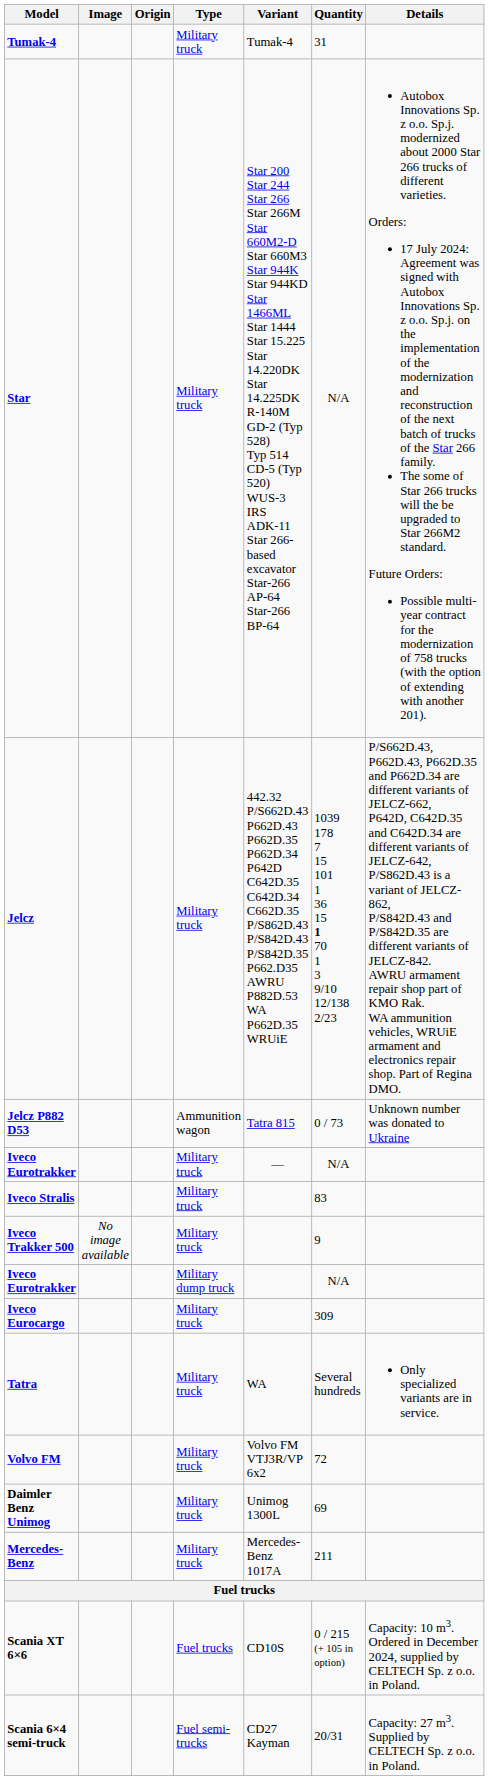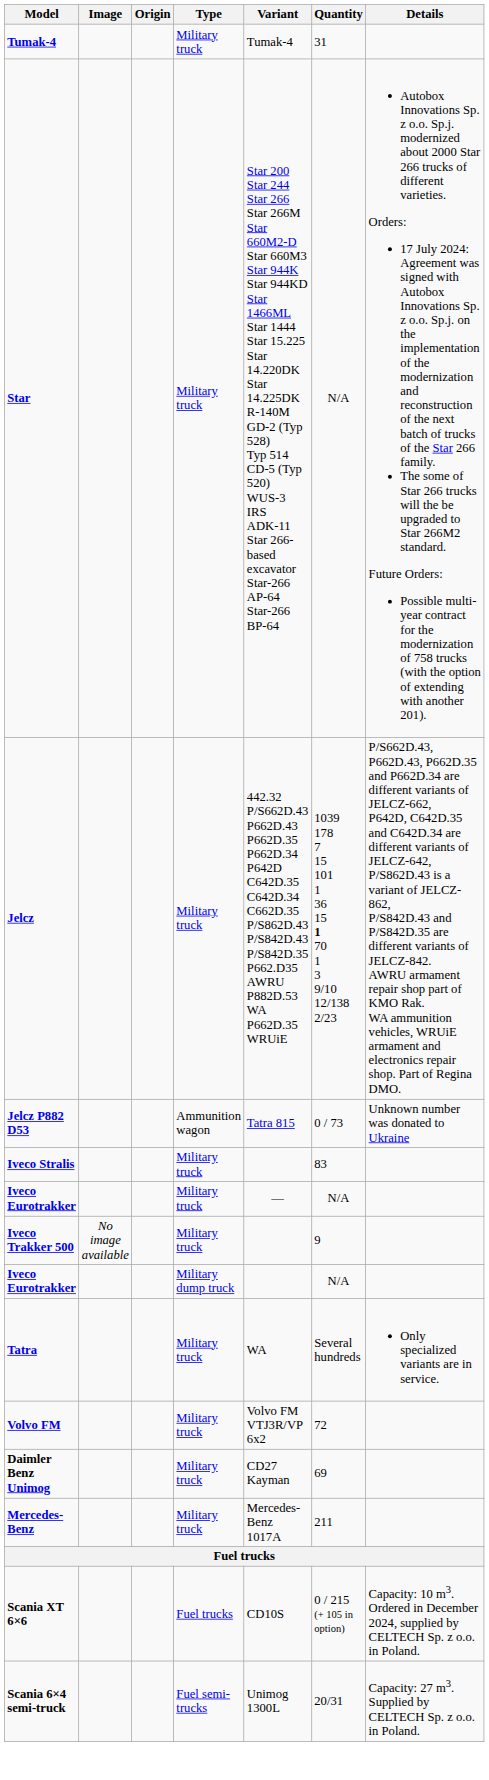rows swapped: (42, 1164) <-> (41, 1198)
- row: (36, 1315)
(268, 1508) Unimog 1300L -> (268, 1473) CD27 Kayman
(268, 1735) CD27 Kayman -> (268, 1701) Unimog 1300L
